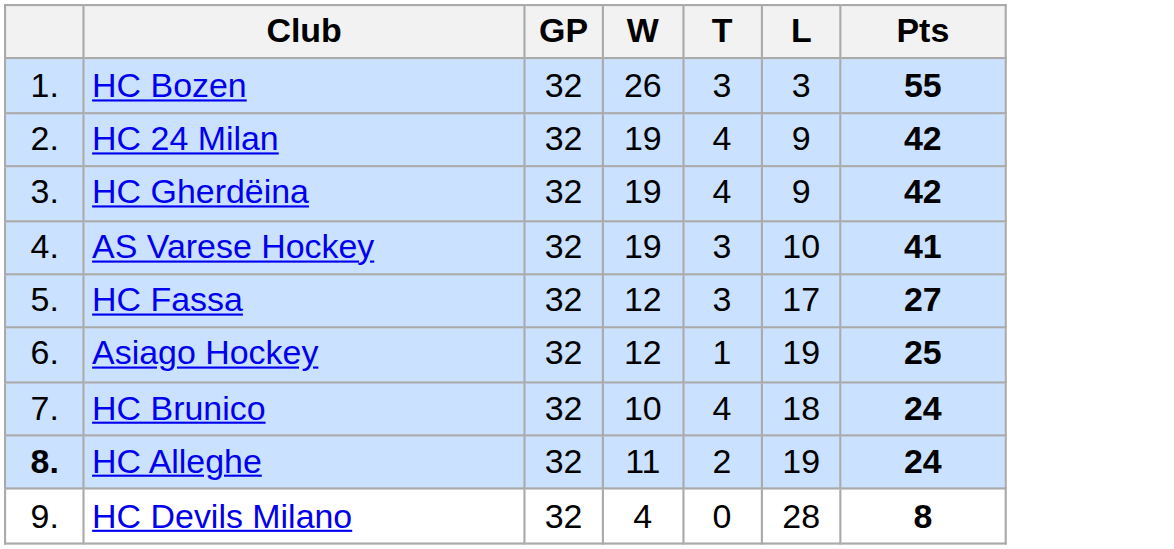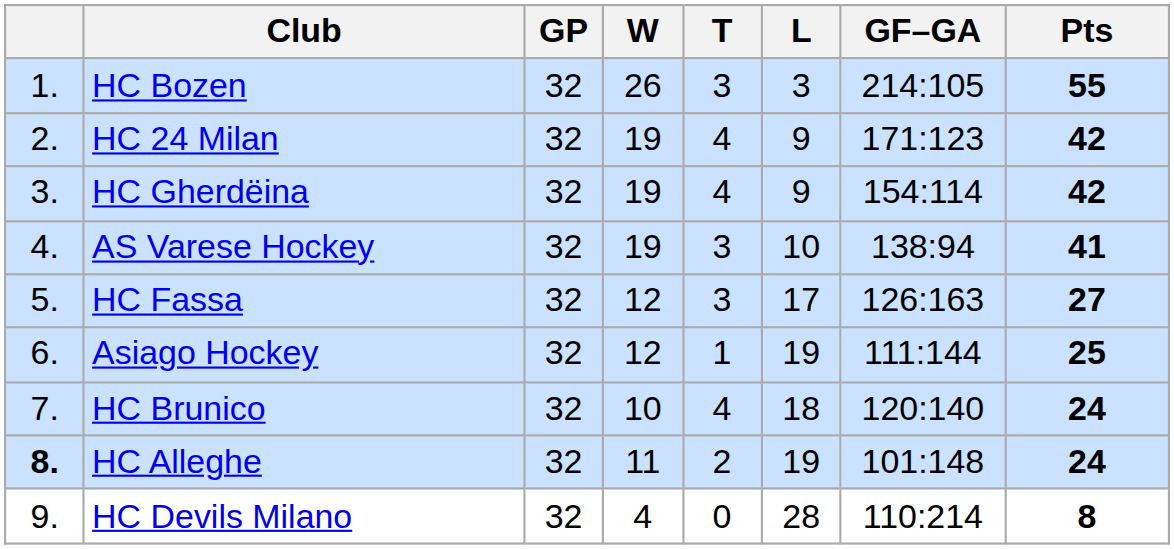+ column: (923, 31)
